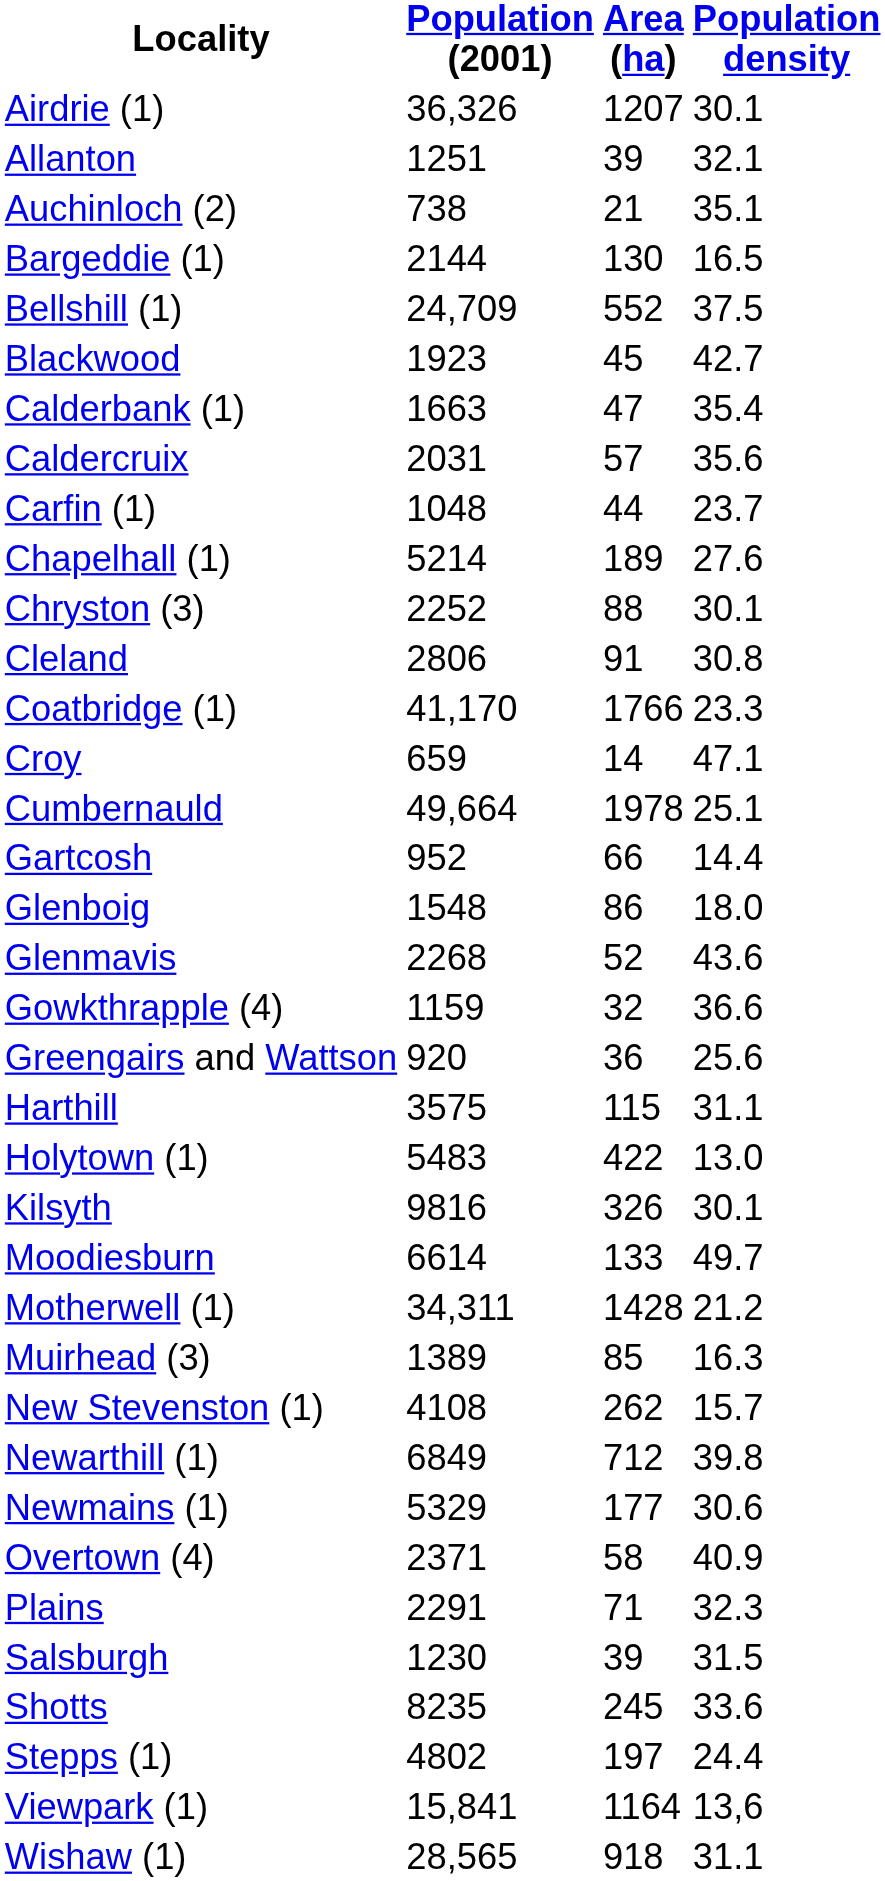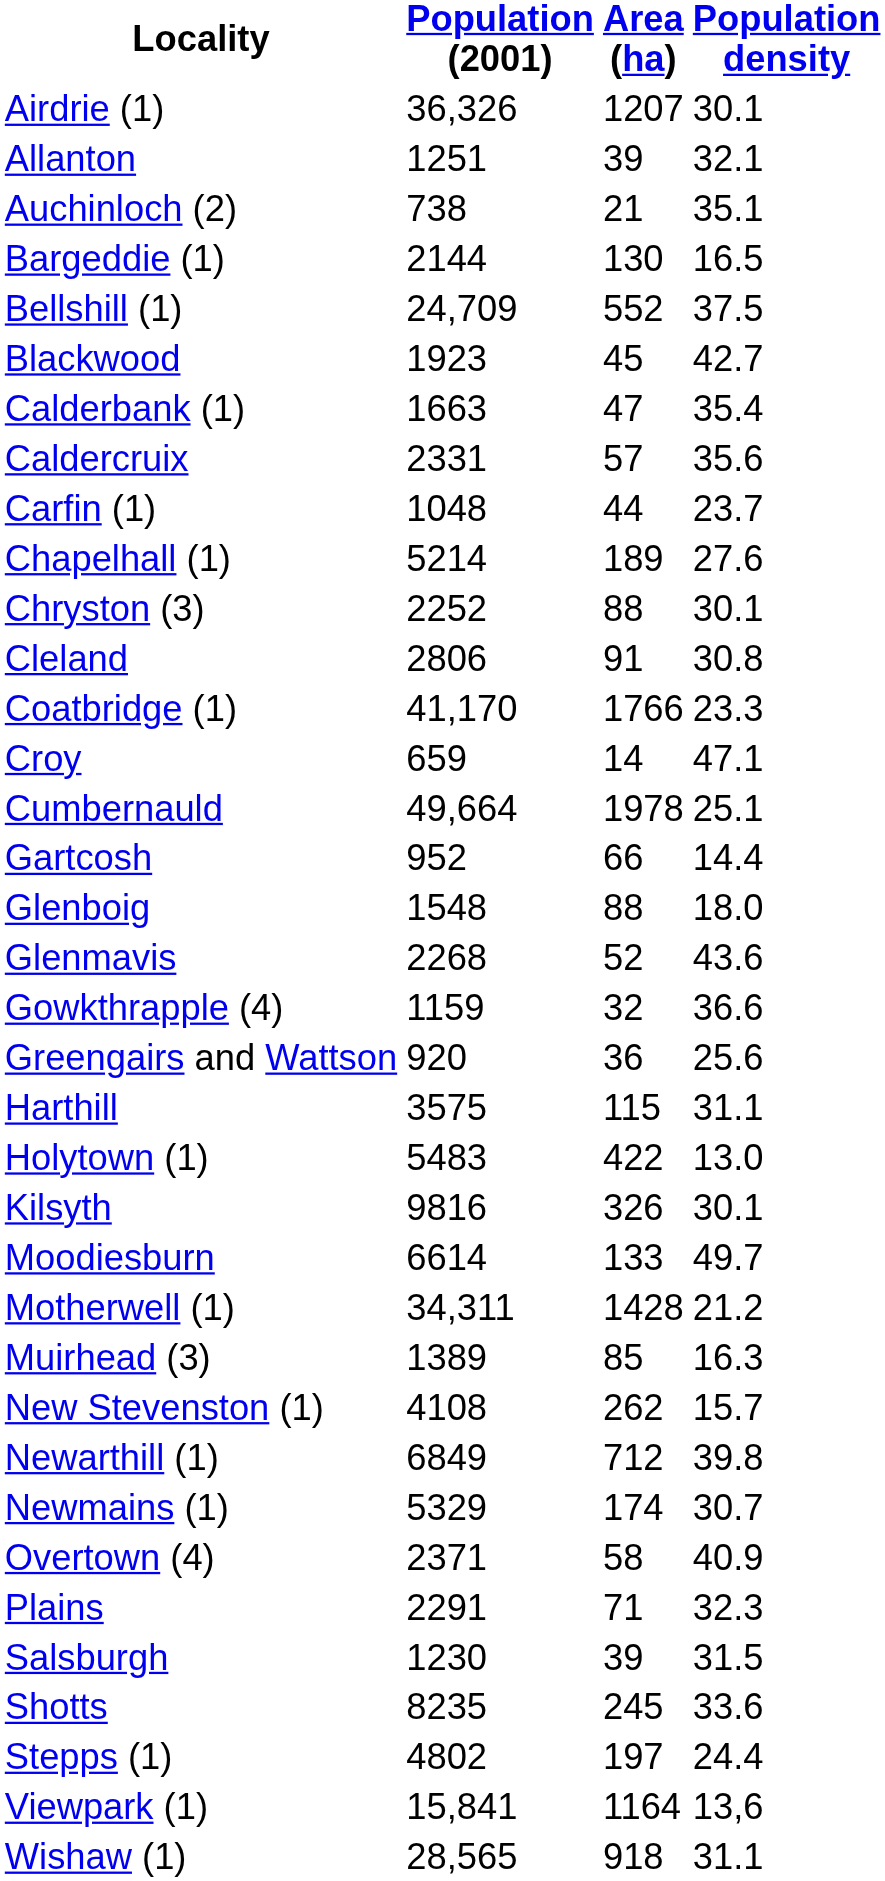(447, 458) 2031 -> (447, 458) 2331
(623, 908) 86 -> (623, 908) 88
(633, 1507) 177 -> (633, 1507) 174
(728, 1507) 30.6 -> (728, 1507) 30.7
